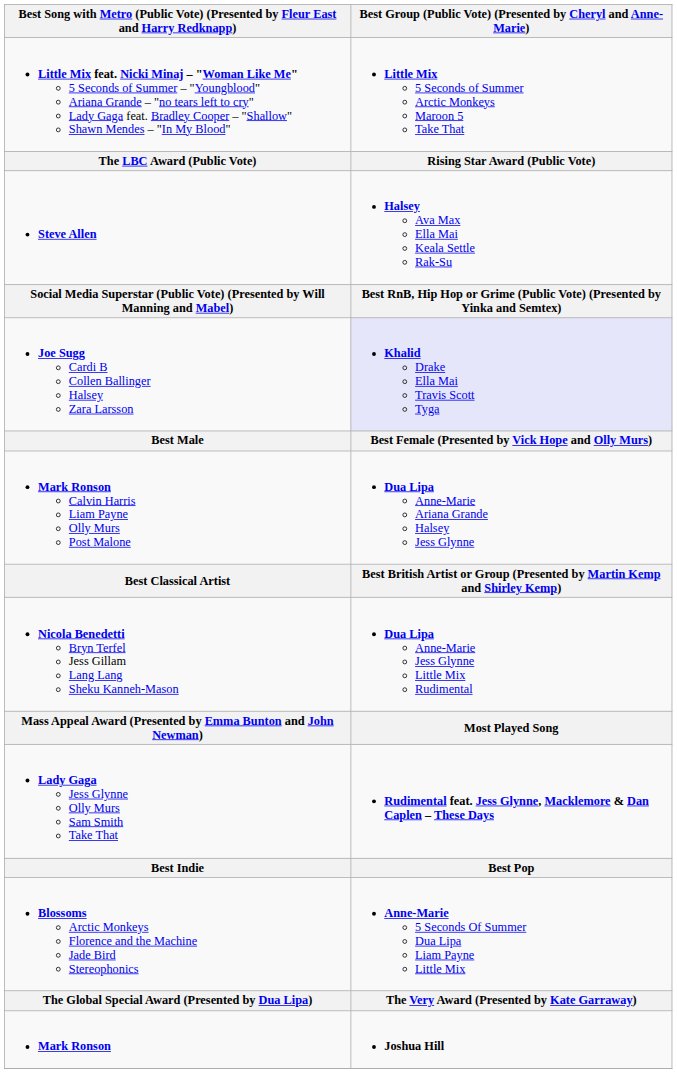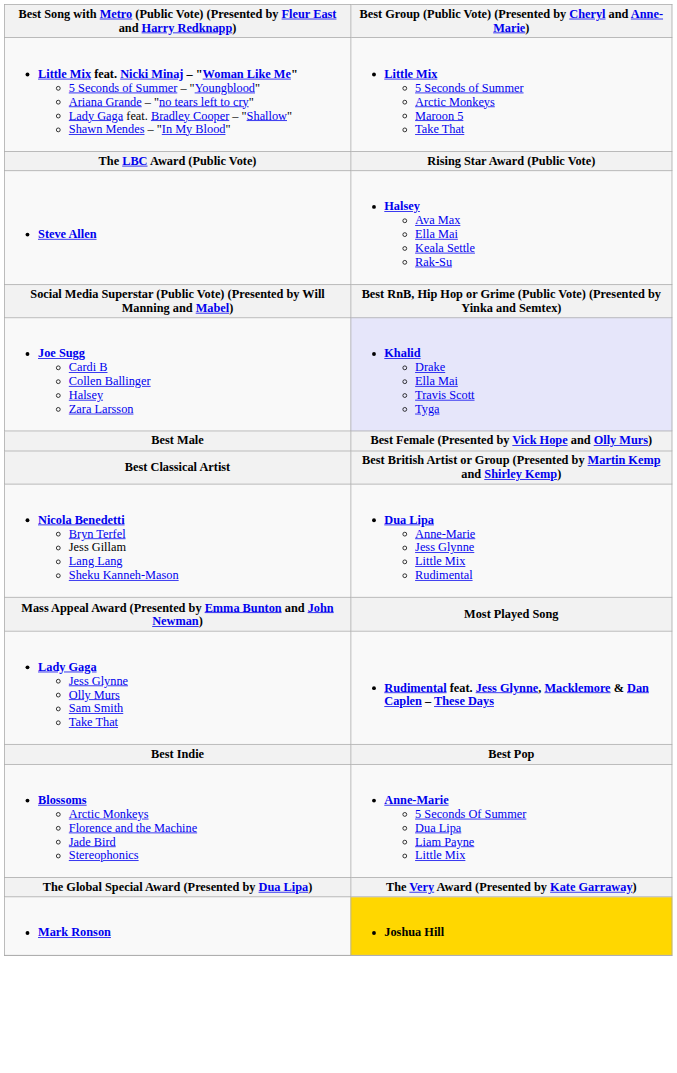- row: (178, 514)
(511, 1046) no background -> (511, 933) gold background
